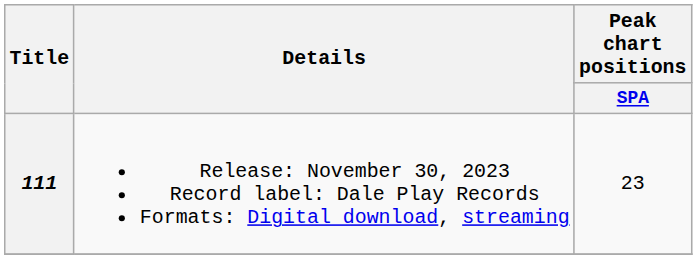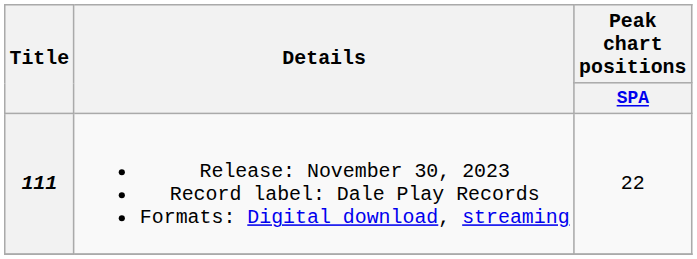(633, 184) 23 -> (633, 184) 22
